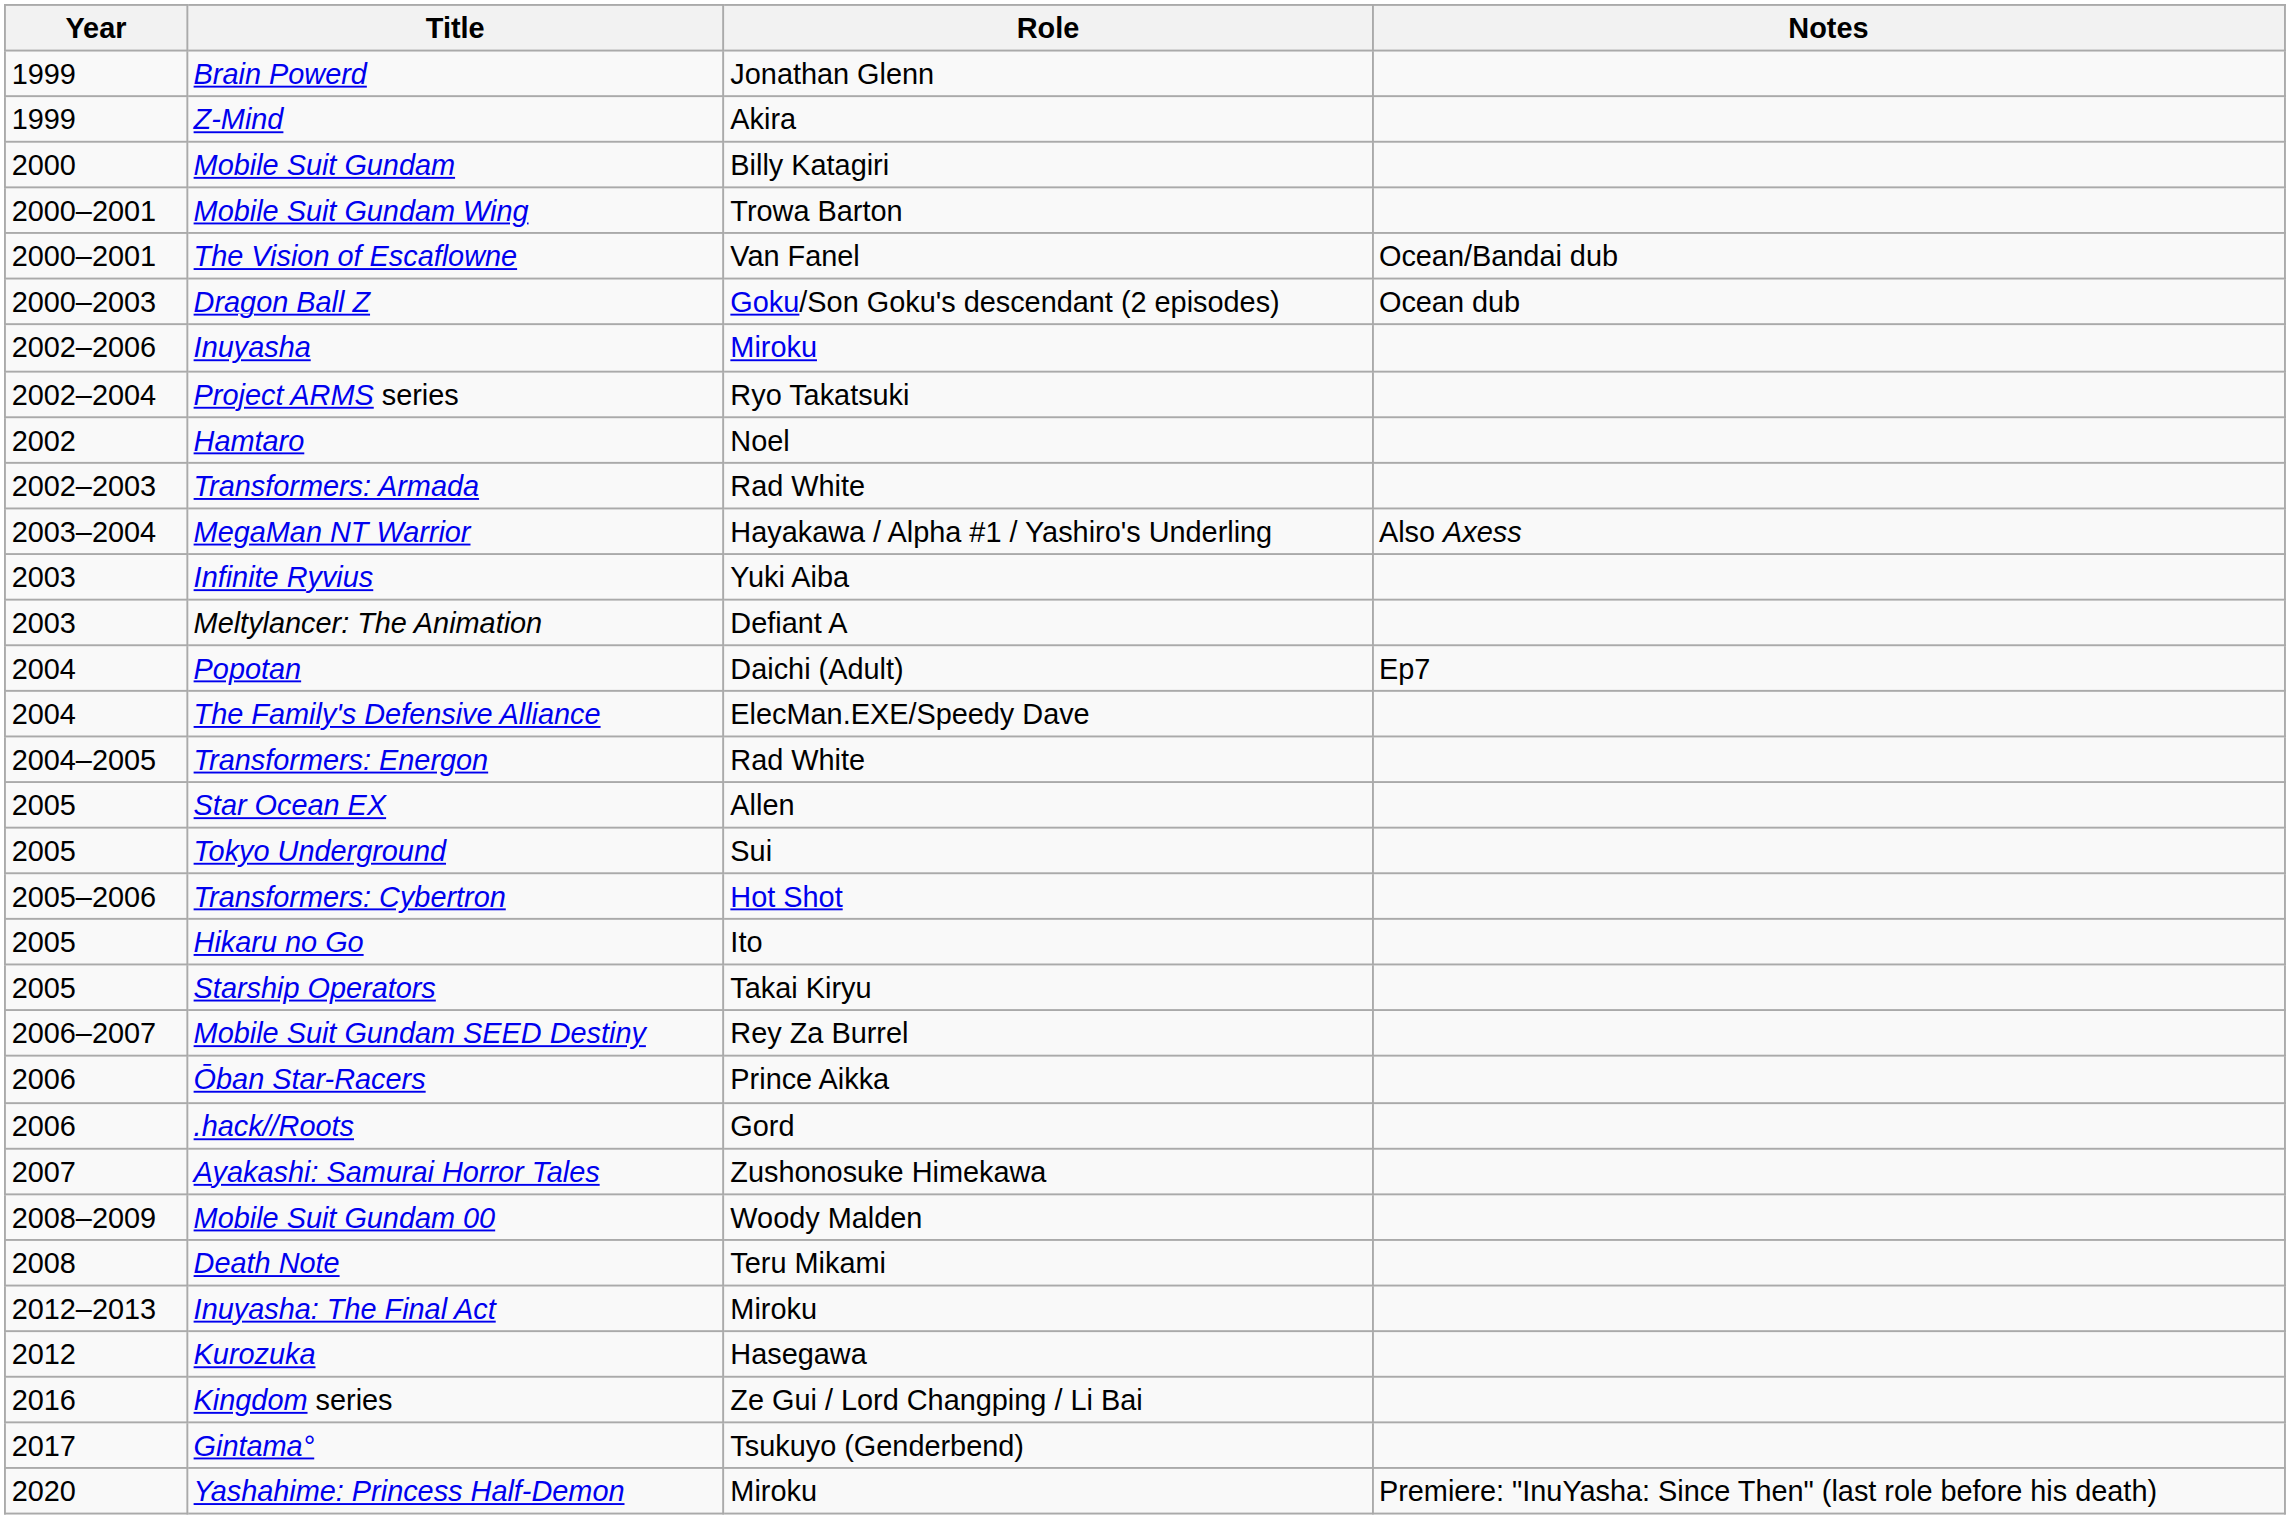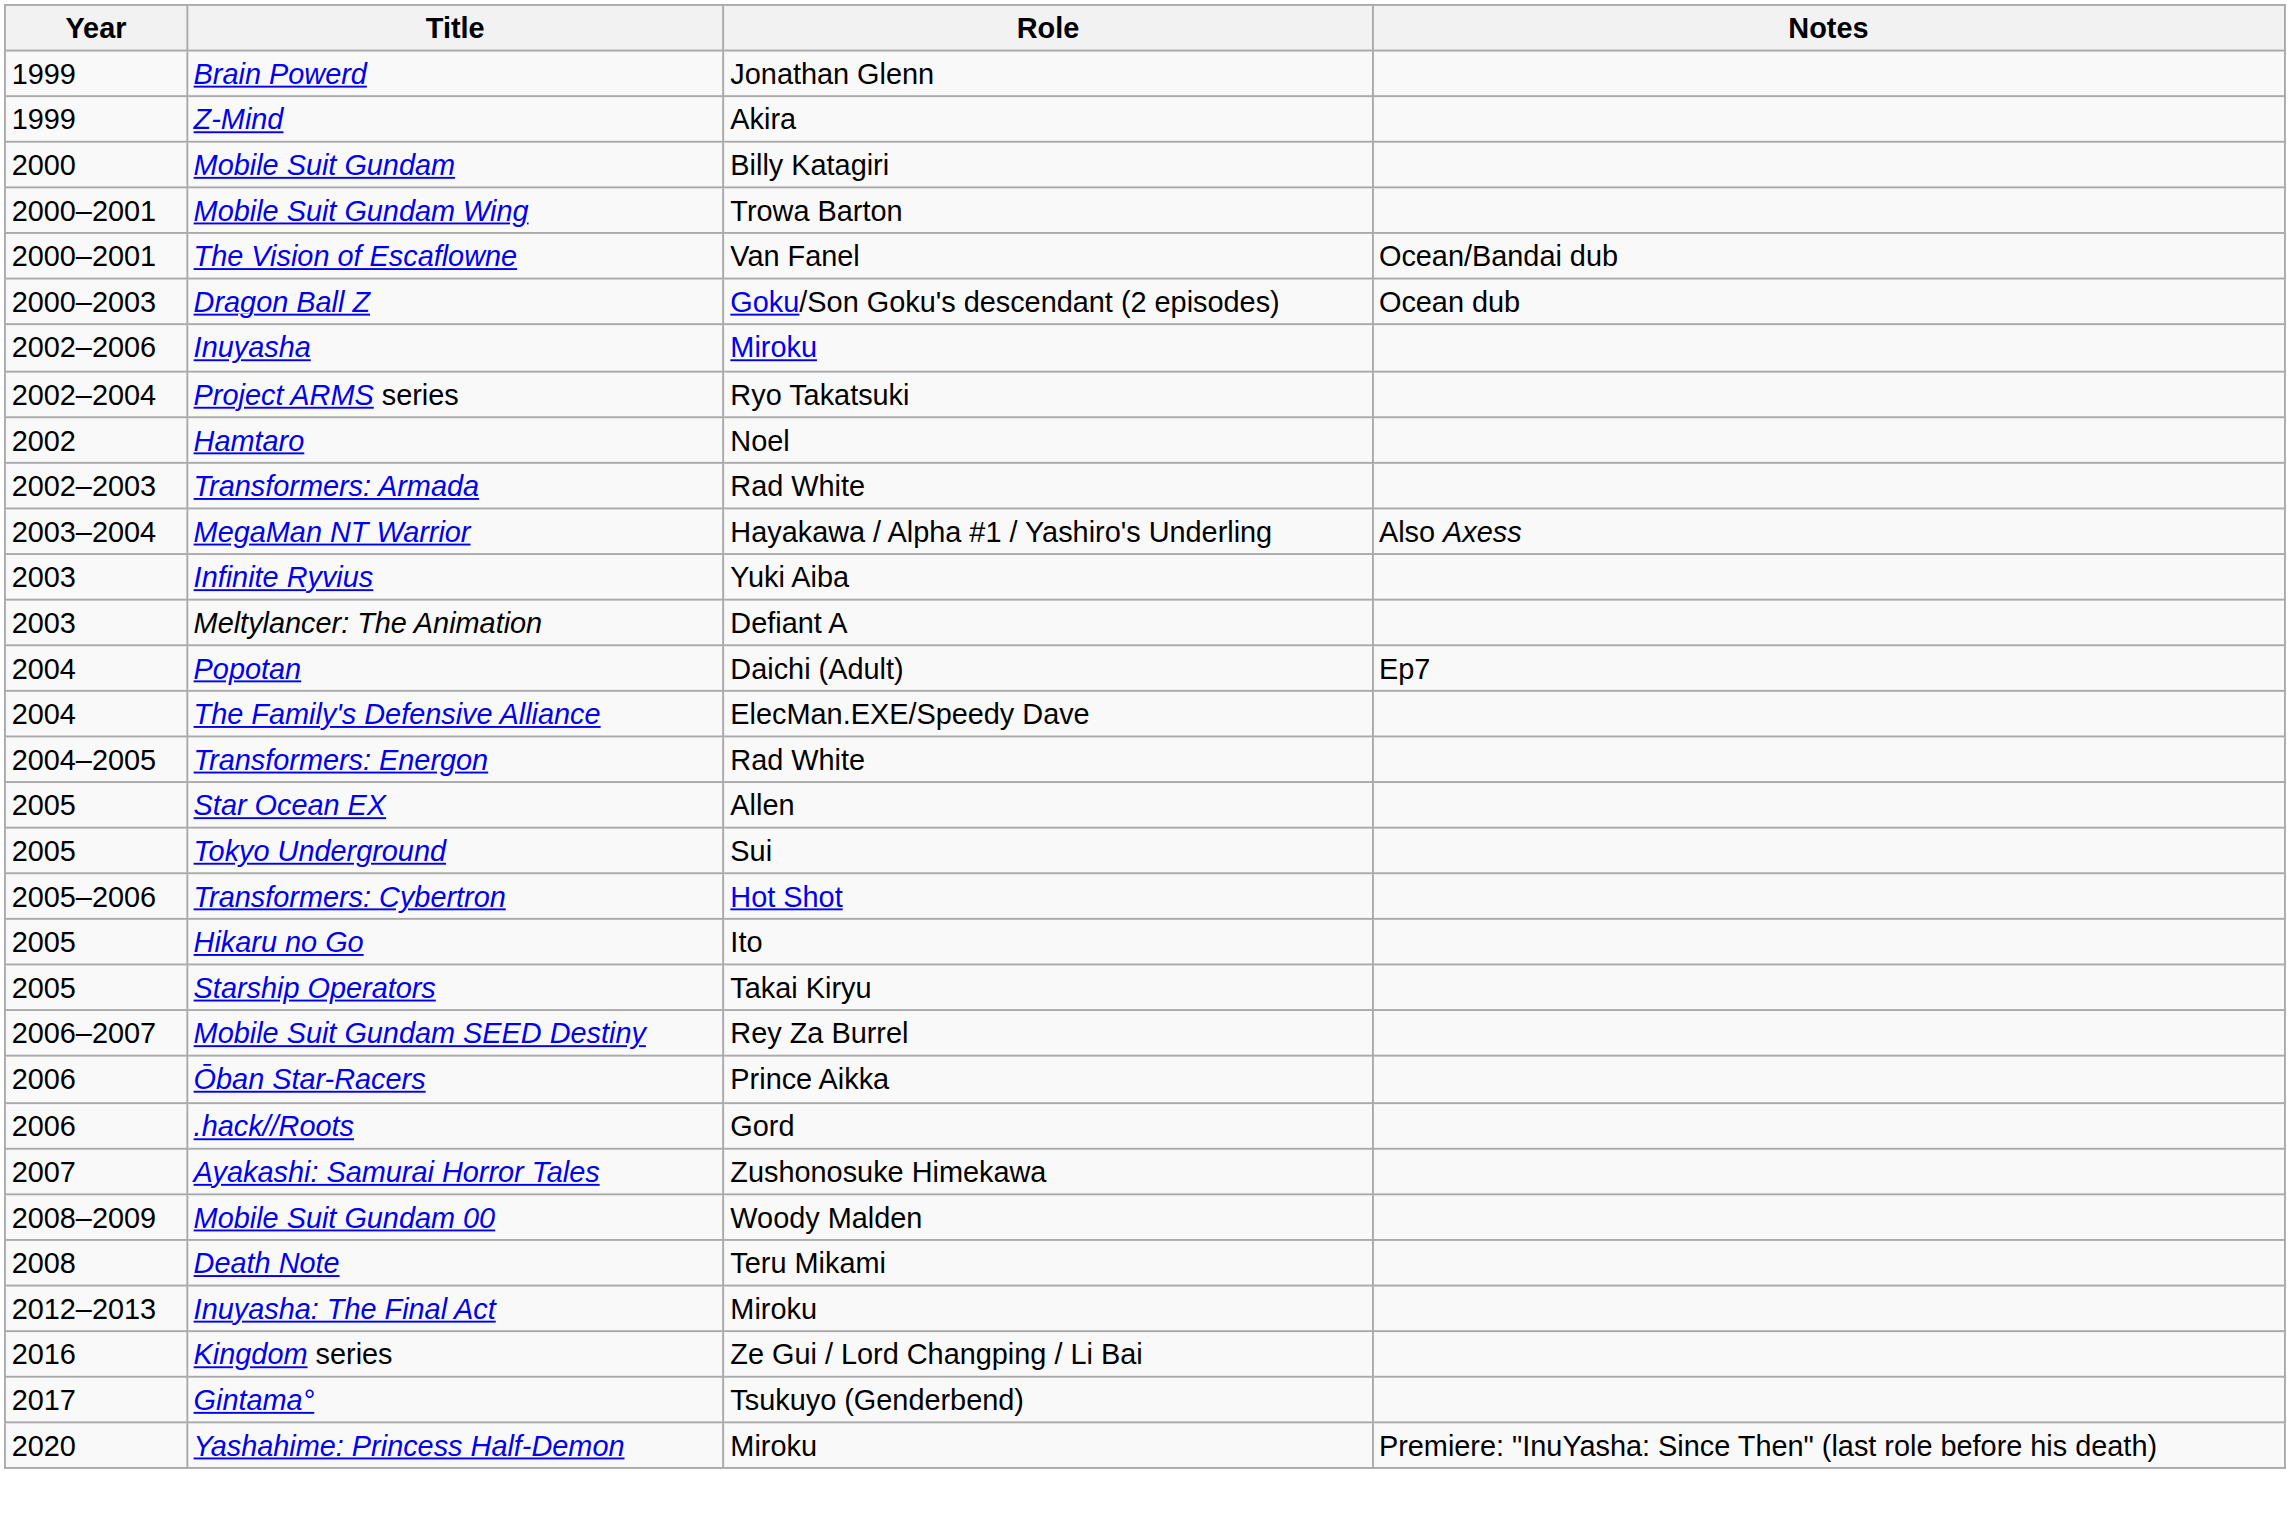- row: (255, 1354)
